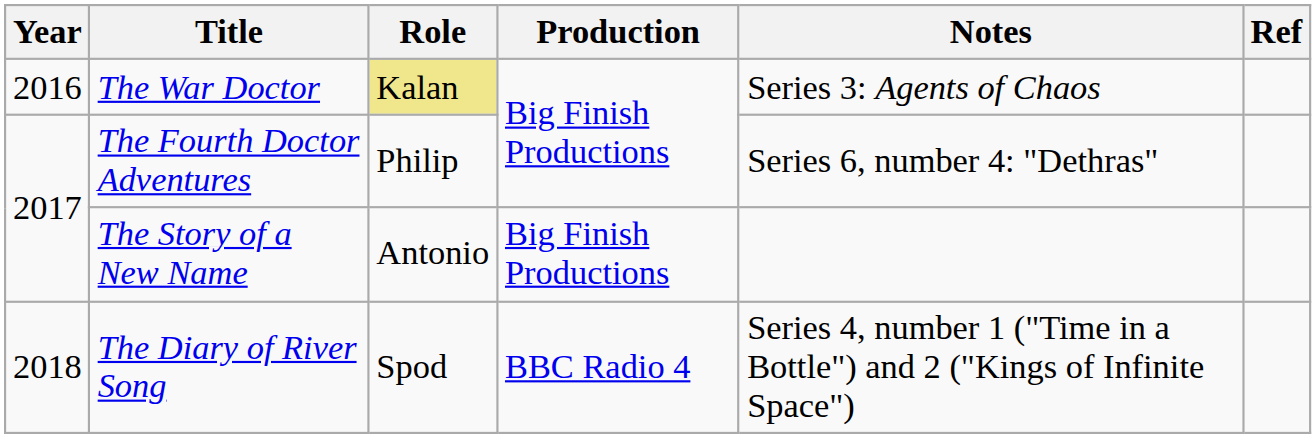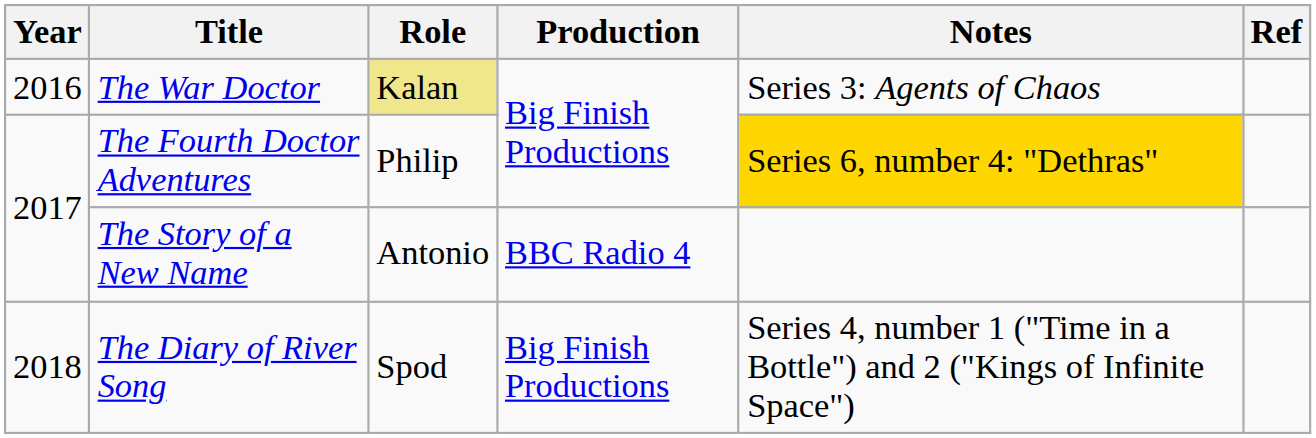(953, 160) no background -> (953, 160) gold background
(587, 253) Big Finish Productions -> (598, 253) BBC Radio 4
(598, 366) BBC Radio 4 -> (587, 366) Big Finish Productions
